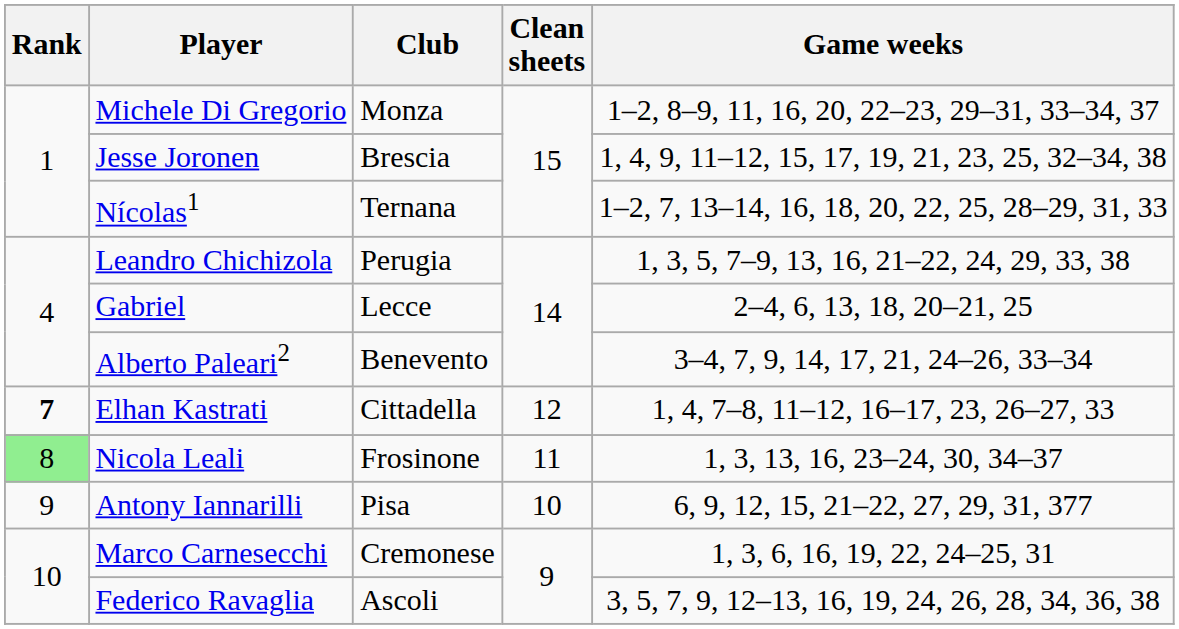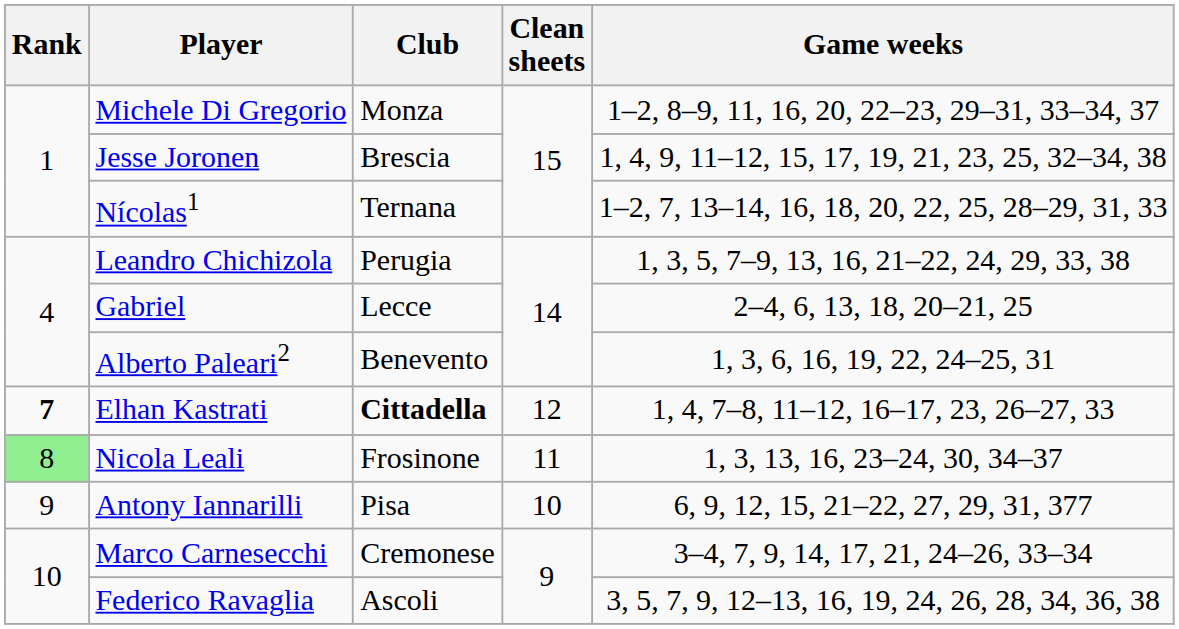(883, 358) 3–4, 7, 9, 14, 17, 21, 24–26, 33–34 -> (883, 358) 1, 3, 6, 16, 19, 22, 24–25, 31
(418, 410) normal -> (423, 410) bold
(883, 552) 1, 3, 6, 16, 19, 22, 24–25, 31 -> (883, 552) 3–4, 7, 9, 14, 17, 21, 24–26, 33–34
